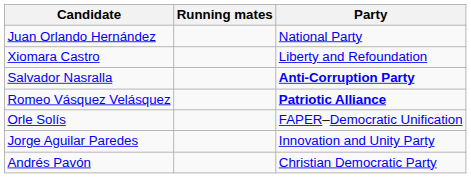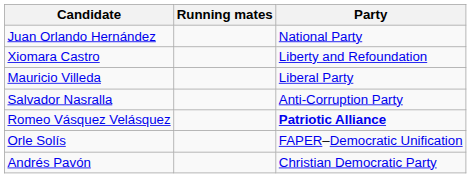+ row: (54, 78)
(347, 78) bold -> (341, 99) normal
- row: (73, 141)
